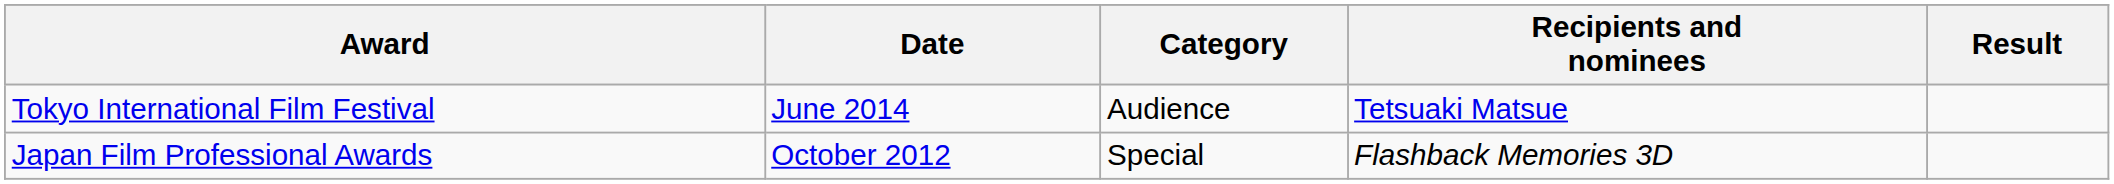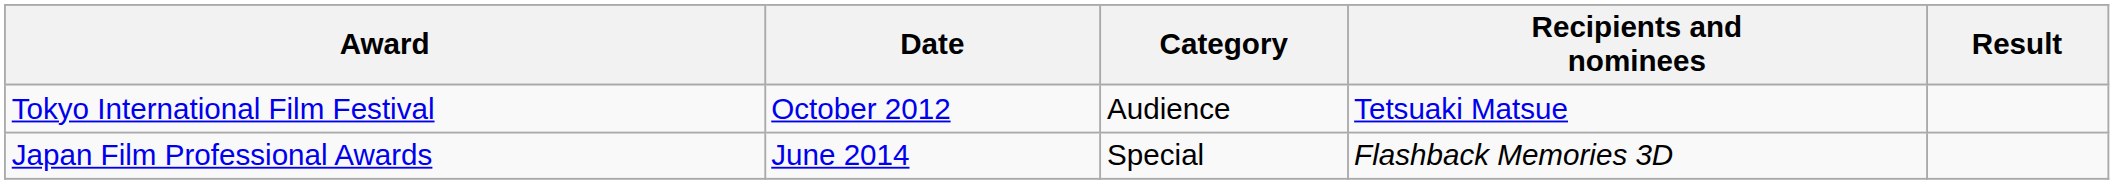(840, 108) June 2014 -> (861, 108) October 2012
(861, 155) October 2012 -> (840, 155) June 2014
